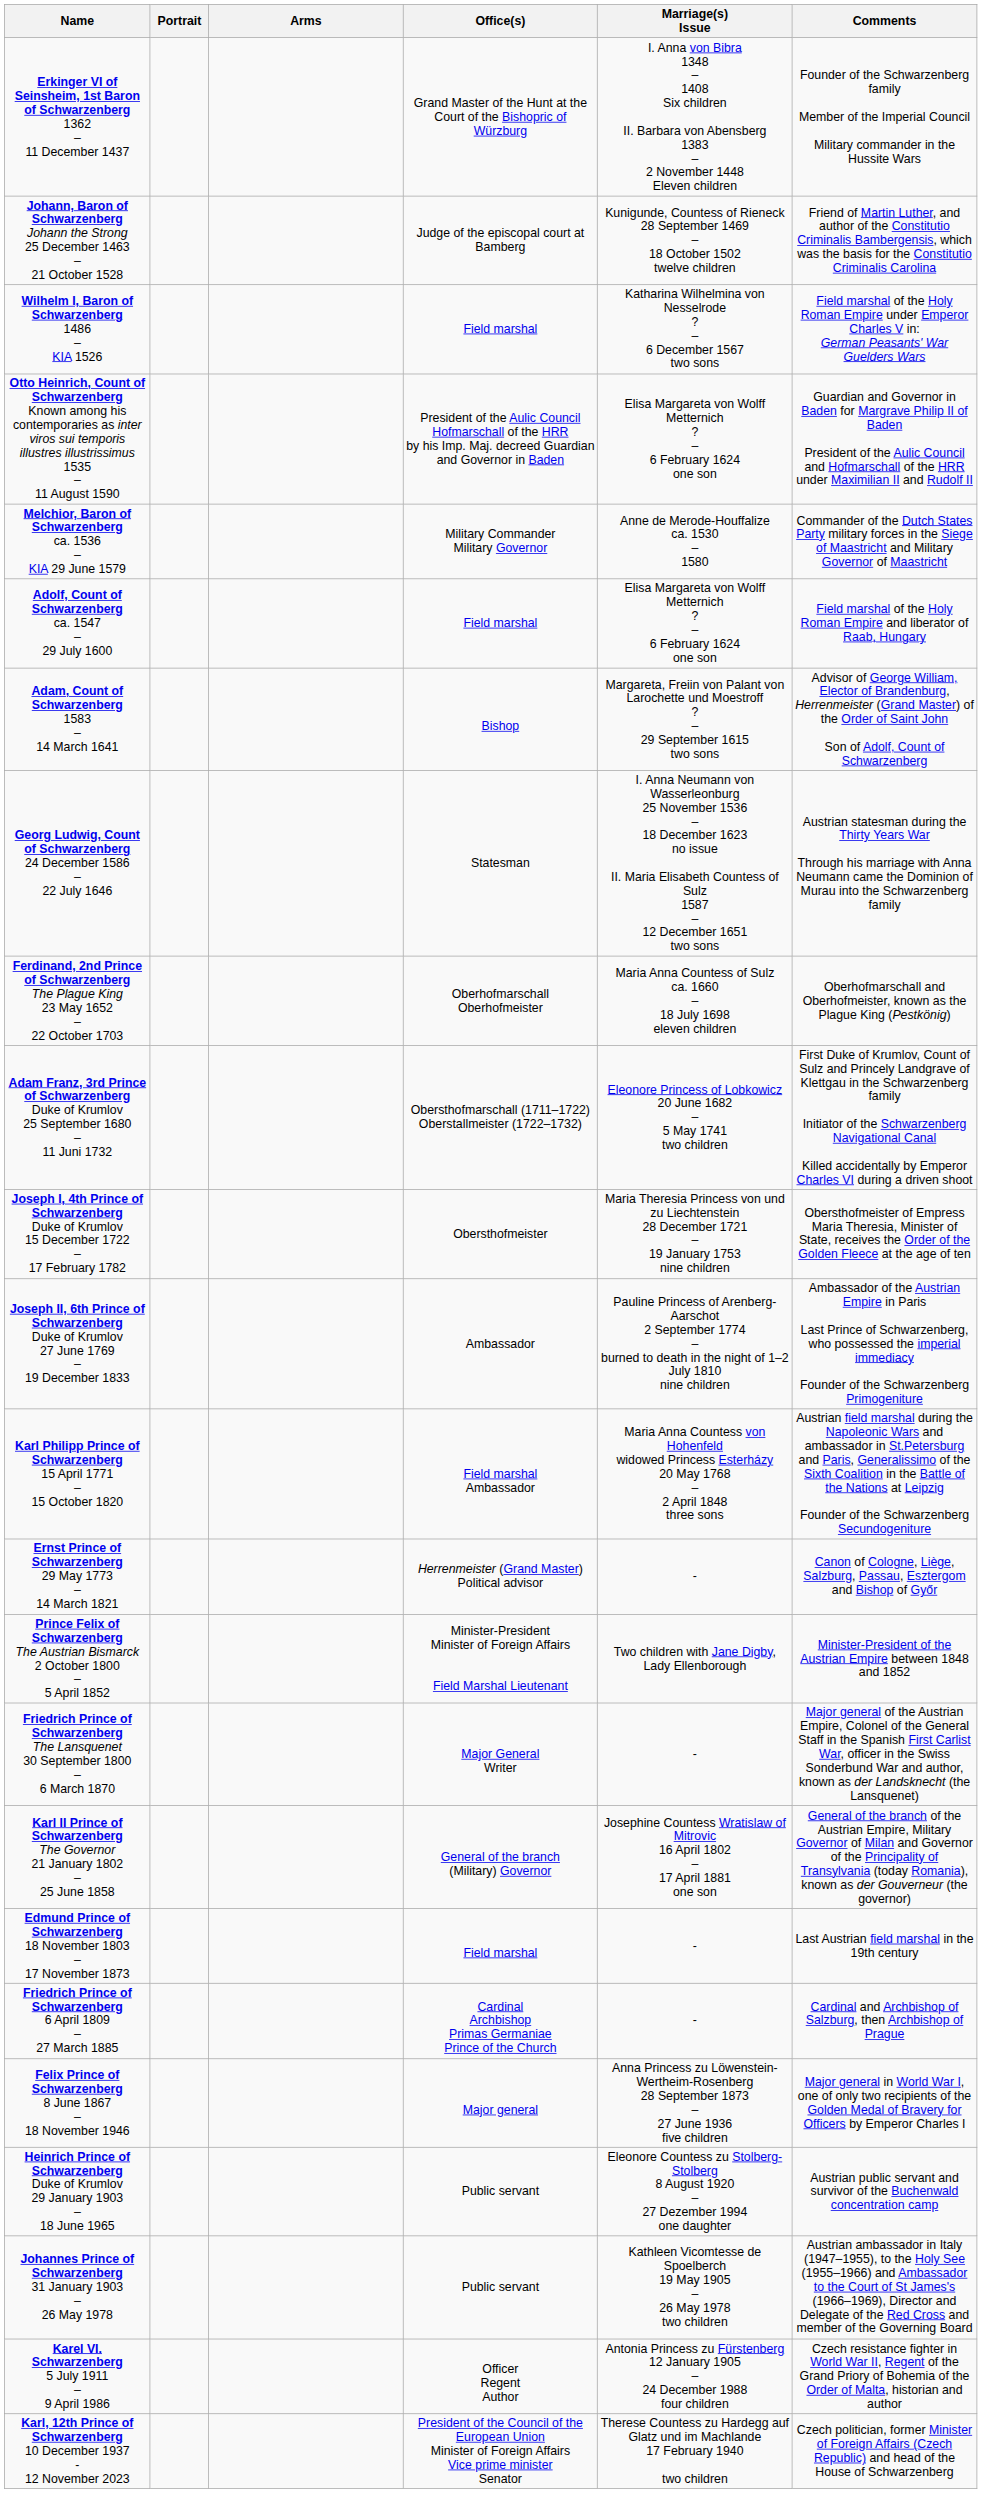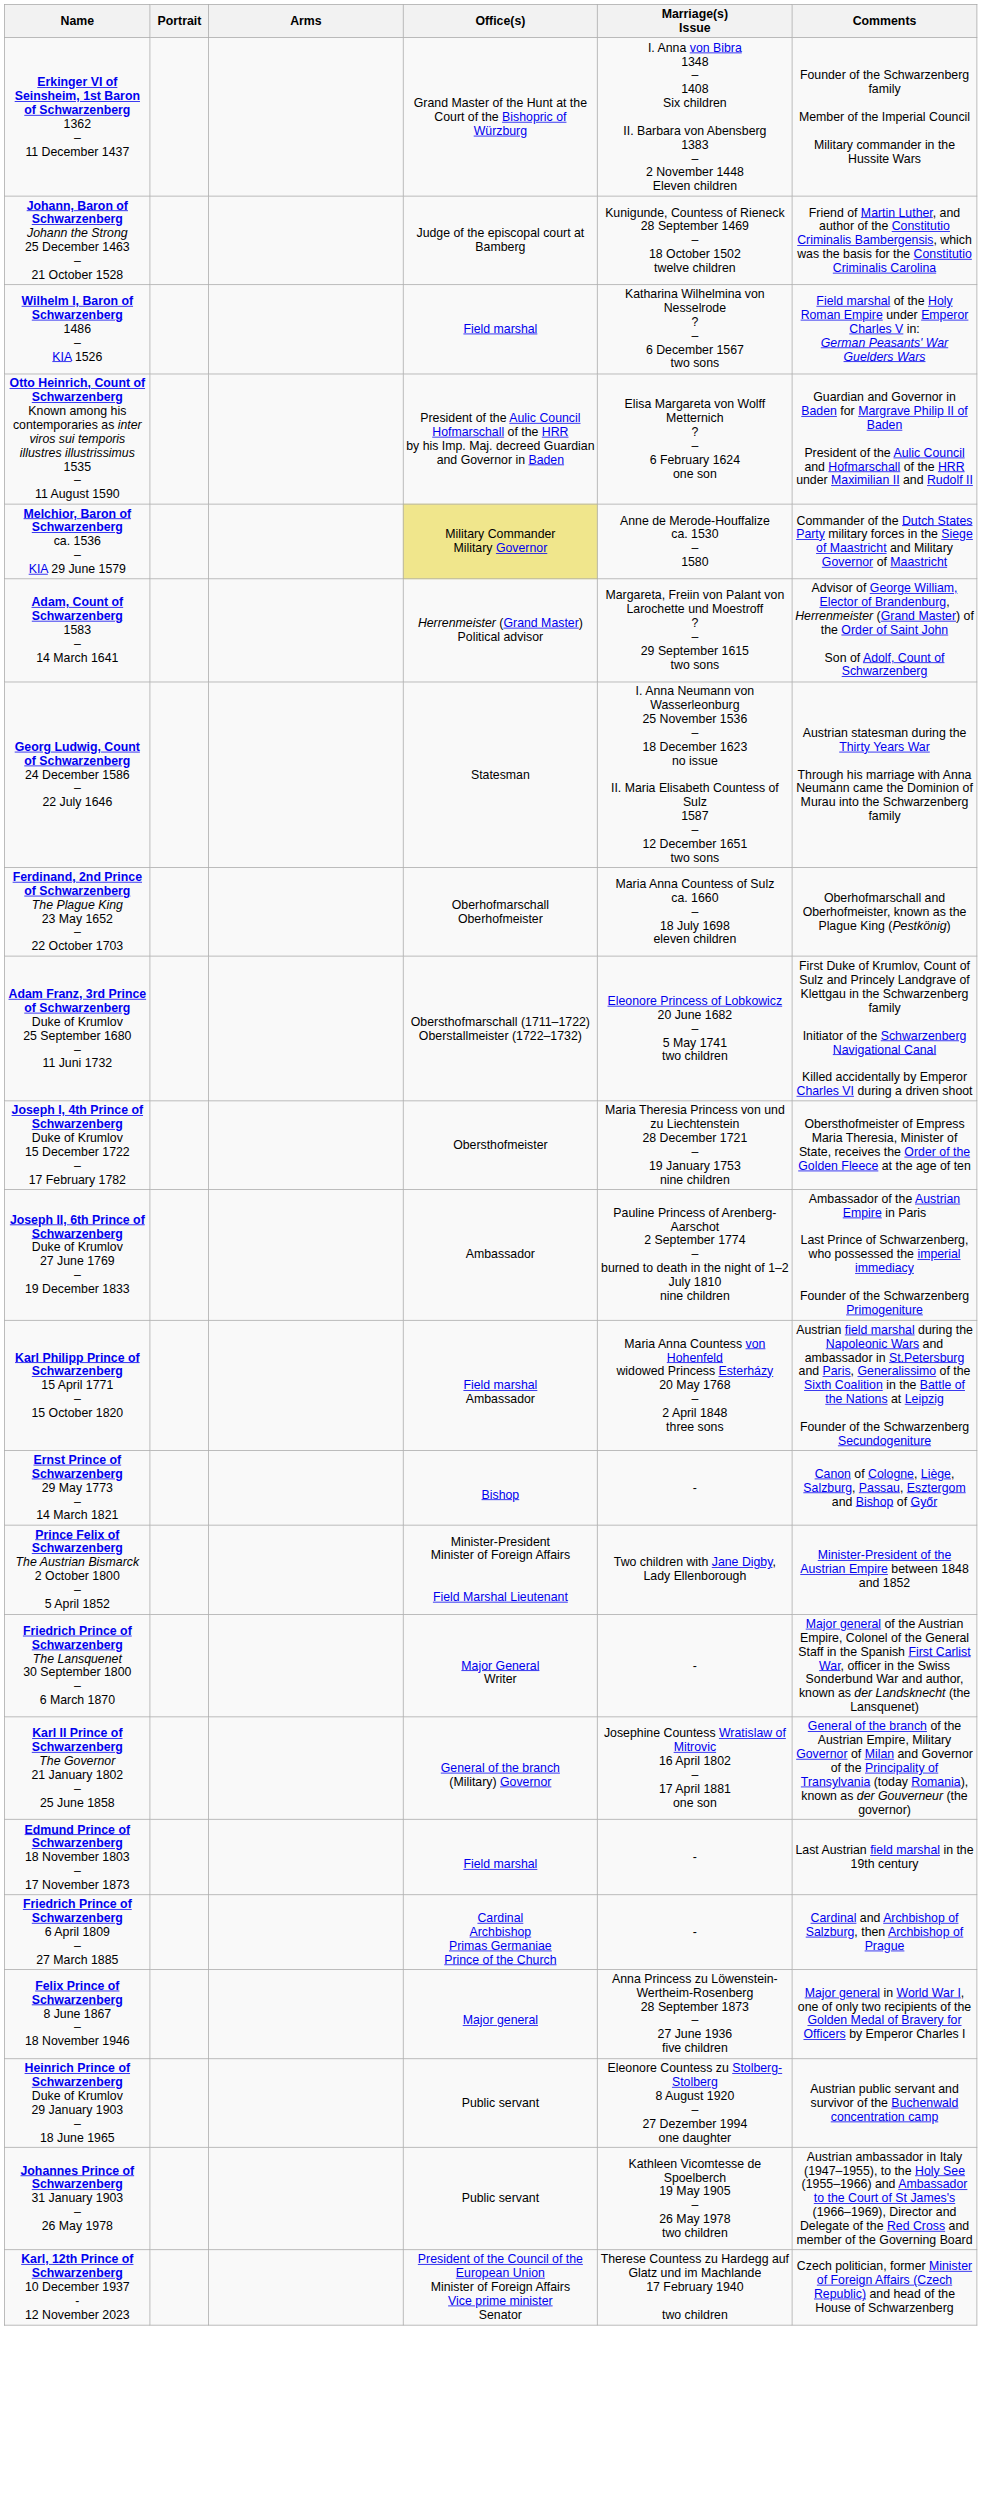(500, 541) no background -> (500, 541) khaki background
- row: (77, 623)
(500, 726) Bishop -> (500, 630) Herrenmeister (Grand Master) Political advisor
(500, 1576) Herrenmeister (Grand Master) Political advisor -> (500, 1494) Bishop
- row: (77, 2376)
